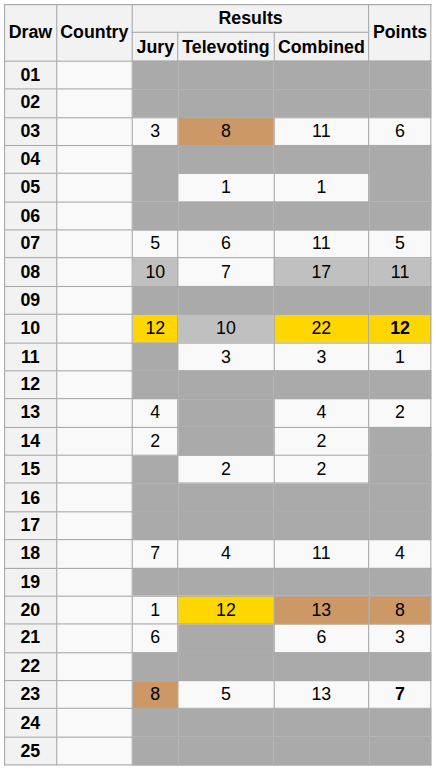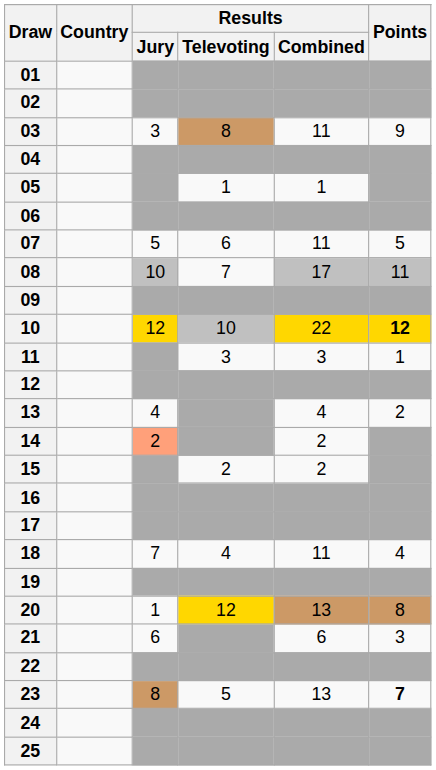(400, 131) 6 -> (400, 131) 9
(155, 441) no background -> (155, 441) lightsalmon background
